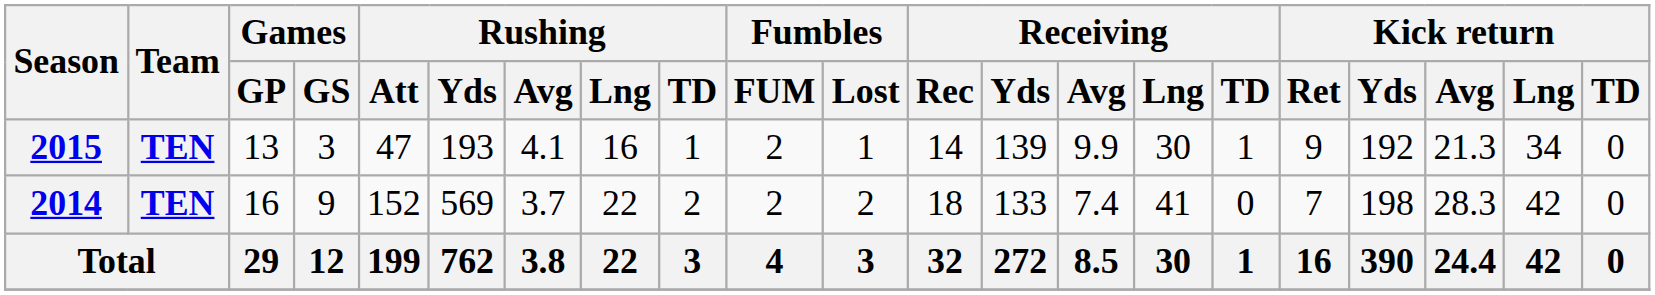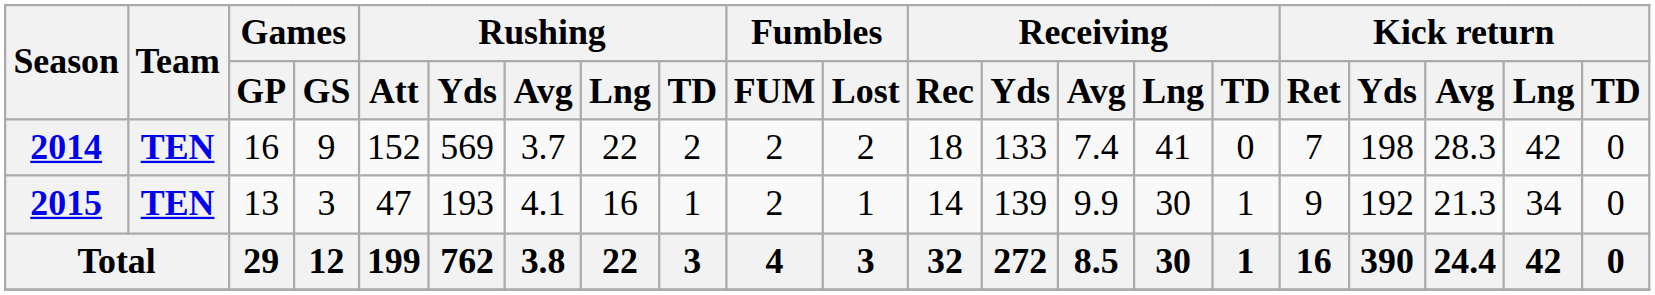rows swapped: (66, 203) <-> (66, 146)
